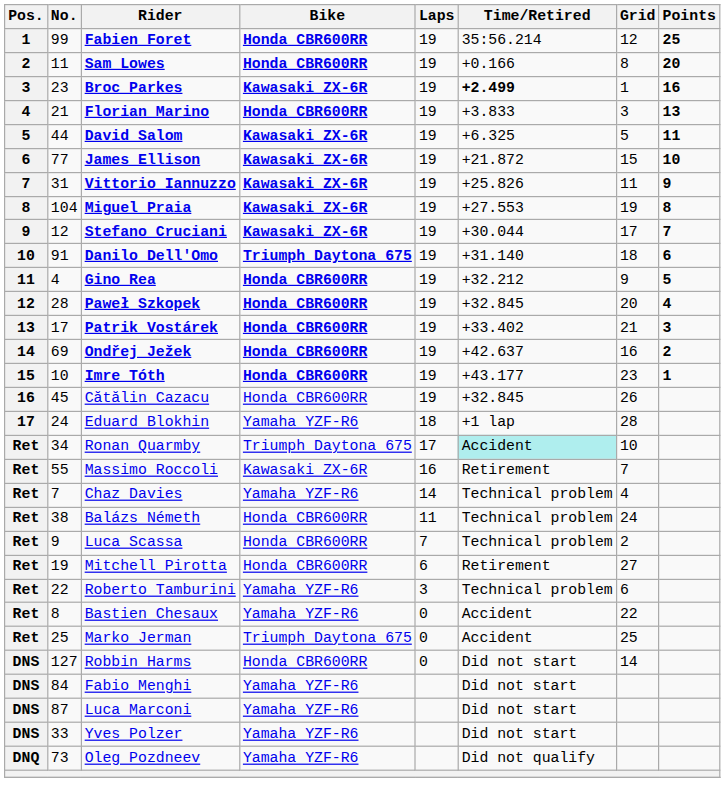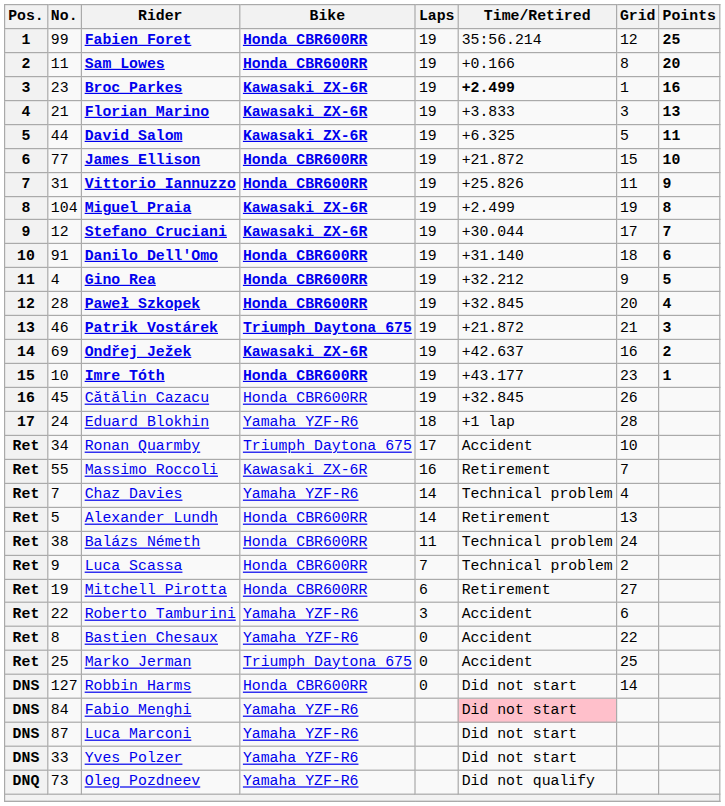(305, 113) Honda CBR600RR -> (305, 113) Kawasaki ZX-6R
(305, 160) Kawasaki ZX-6R -> (305, 160) Honda CBR600RR
(305, 184) Kawasaki ZX-6R -> (305, 184) Honda CBR600RR
(493, 208) +27.553 -> (488, 208) +2.499
(327, 256) Triumph Daytona 675 -> (305, 256) Honda CBR600RR
(60, 328) 17 -> (60, 328) 46
(305, 328) Honda CBR600RR -> (327, 328) Triumph Daytona 675
(493, 328) +33.402 -> (493, 328) +21.872
(305, 352) Honda CBR600RR -> (305, 352) Kawasaki ZX-6R
(497, 448) paleturquoise background -> (497, 448) no background
+ row: (151, 519)
(537, 591) Technical problem -> (497, 615) Accident
(519, 687) no background -> (519, 711) pink background
